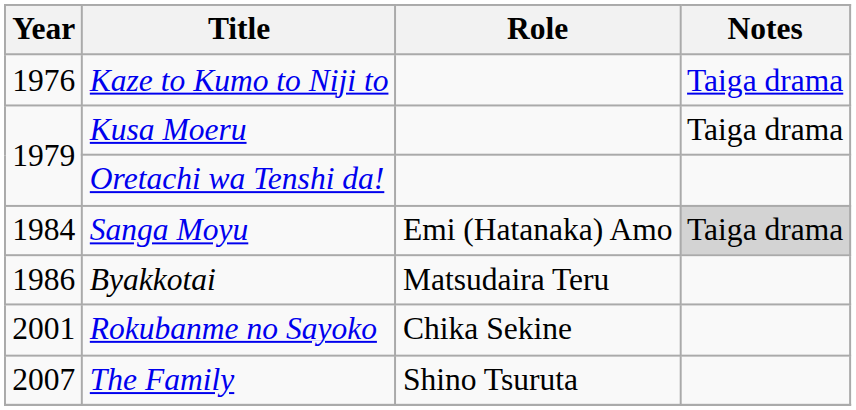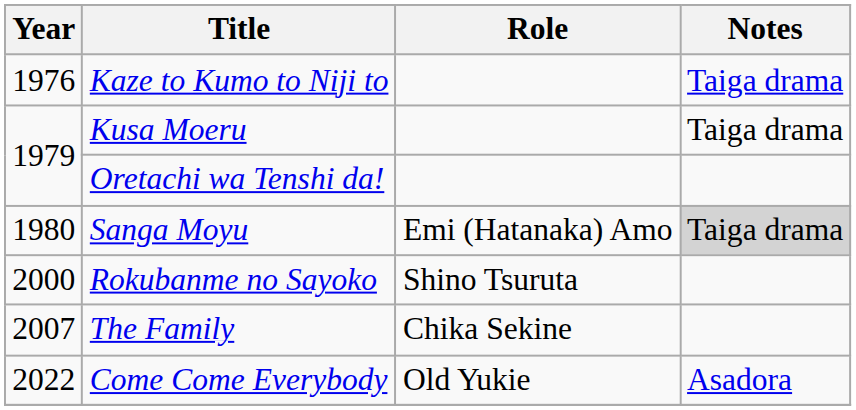(44, 229) 1984 -> (44, 229) 1980
- row: (153, 279)
(44, 329) 2001 -> (44, 279) 2000
(487, 329) Chika Sekine -> (490, 279) Shino Tsuruta
(490, 379) Shino Tsuruta -> (487, 329) Chika Sekine
+ row: (239, 379)
